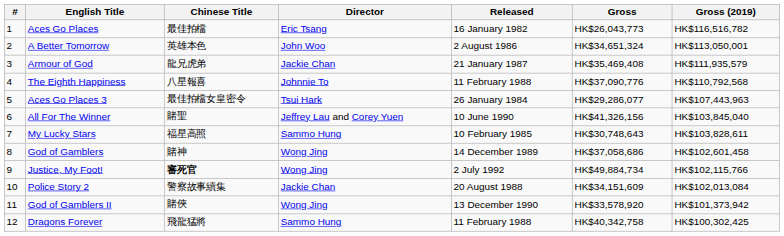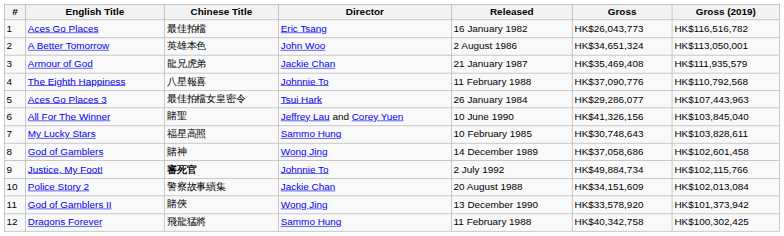(304, 169) Wong Jing -> (305, 169) Johnnie To
